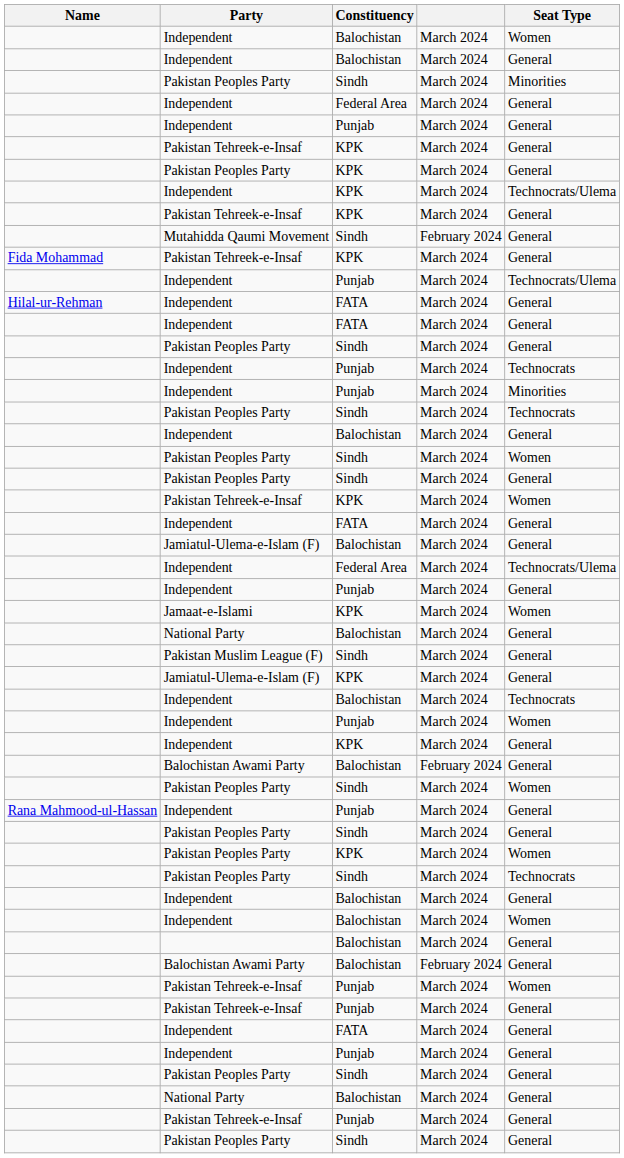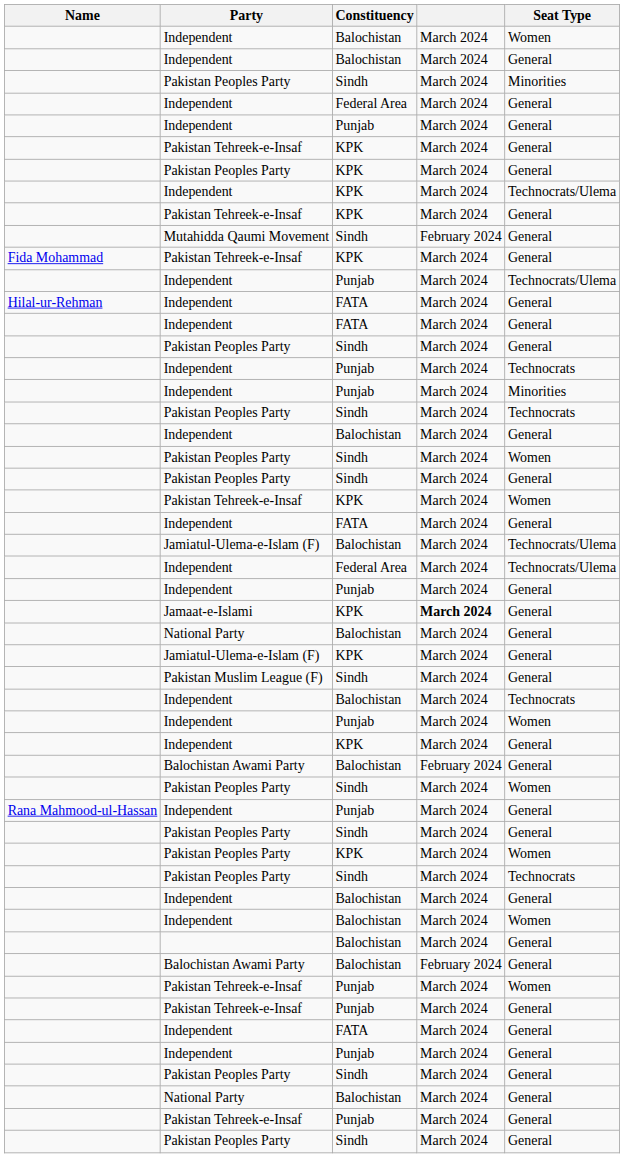(530, 545) General -> (562, 545) Technocrats/Ulema
(454, 611) normal -> (456, 611) bold
(530, 611) Women -> (530, 611) General
rows swapped: (242, 677) <-> (243, 655)
